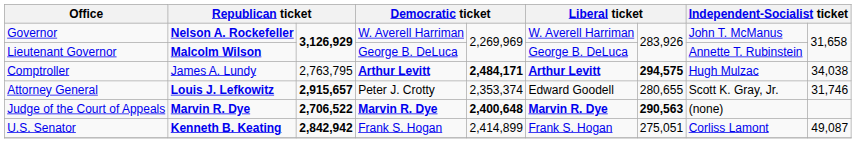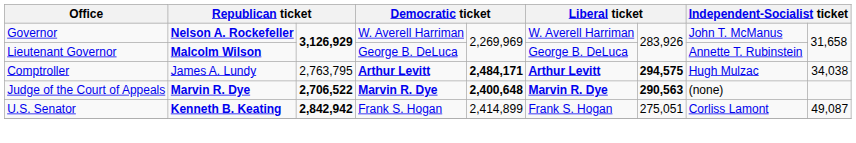- row: (52, 90)
